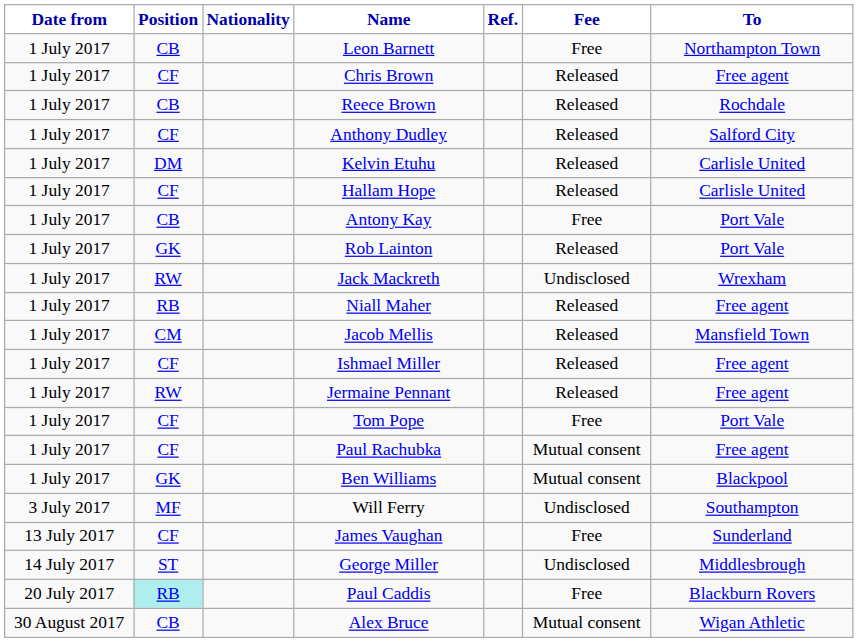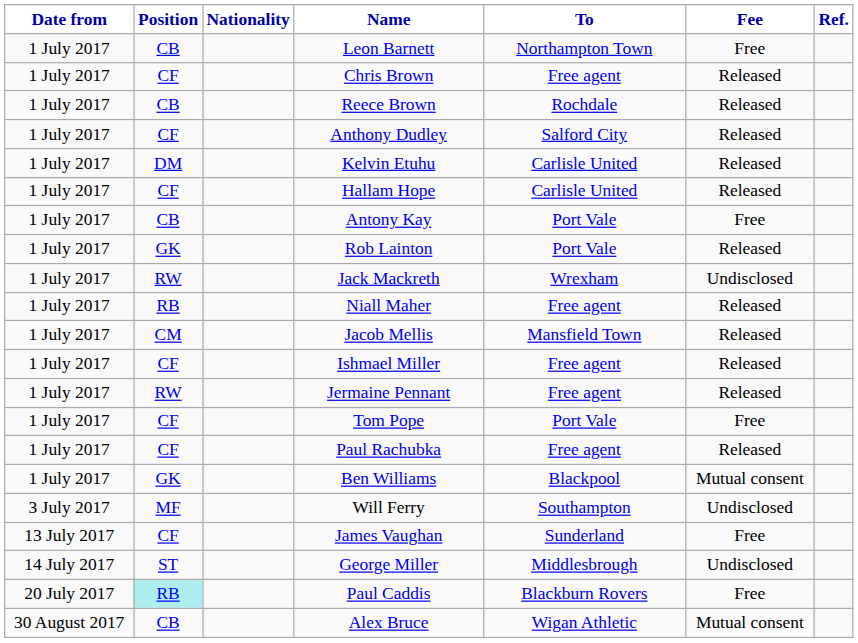columns swapped: (752, 19) <-> (503, 19)
(587, 450) Mutual consent -> (750, 450) Released
